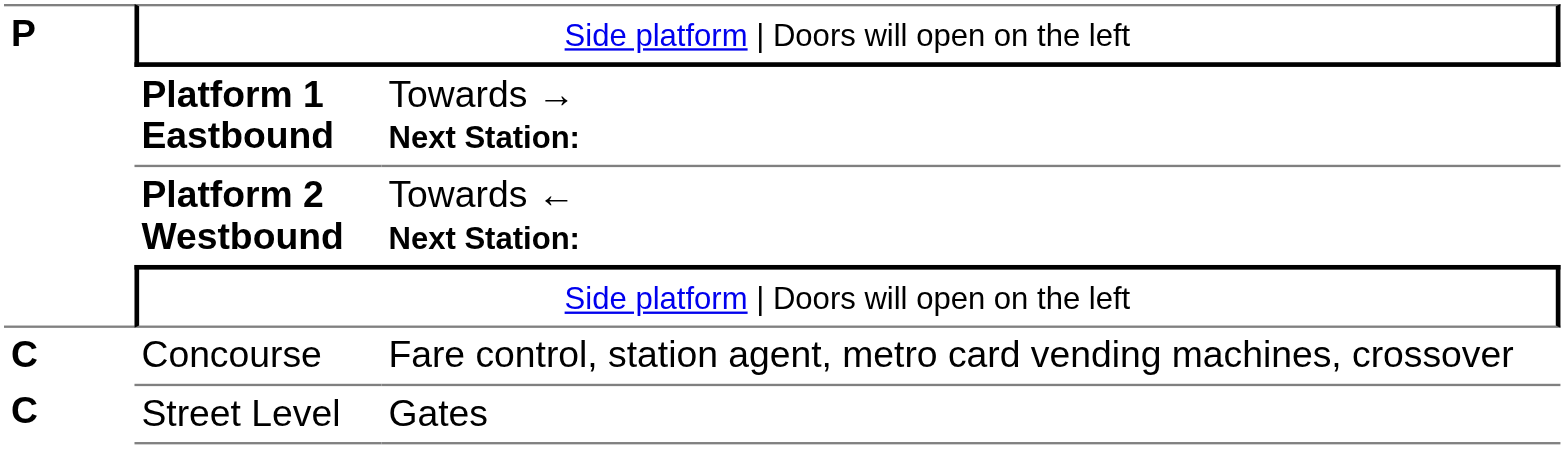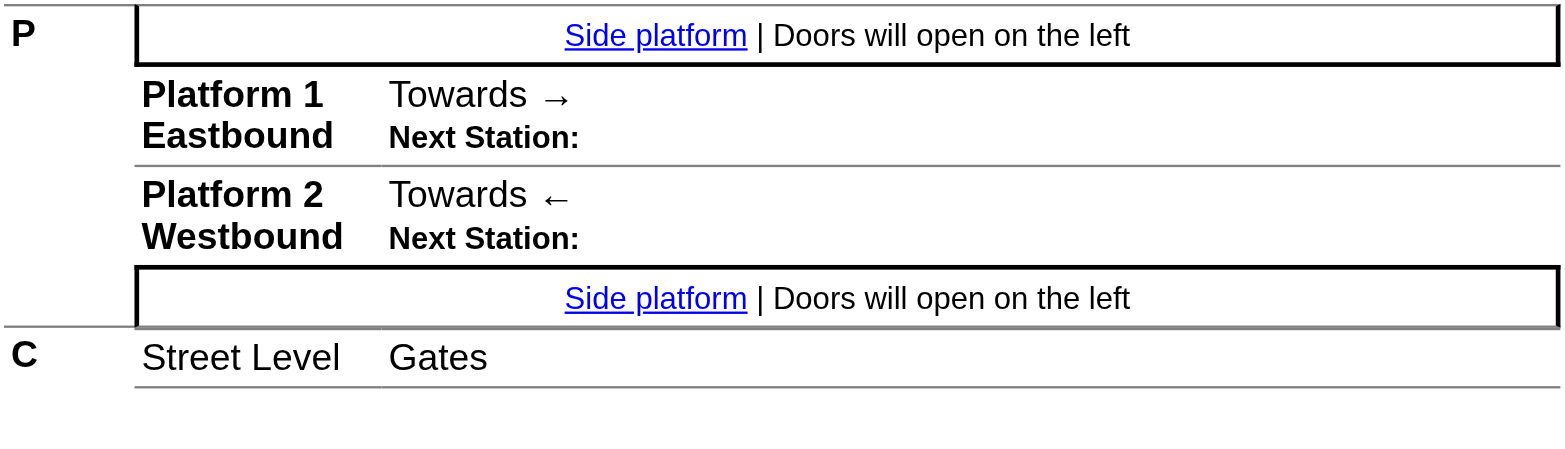- row: (232, 355)
